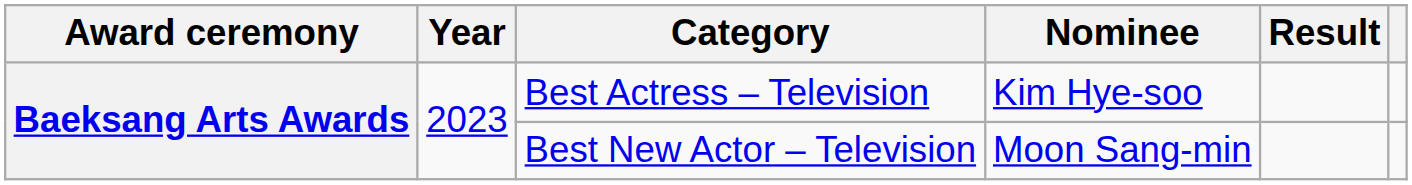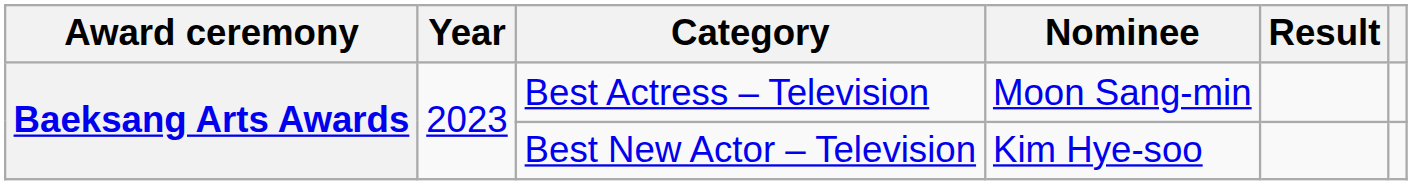(1098, 91) Kim Hye-soo -> (1122, 91) Moon Sang-min
(1122, 149) Moon Sang-min -> (1098, 149) Kim Hye-soo
